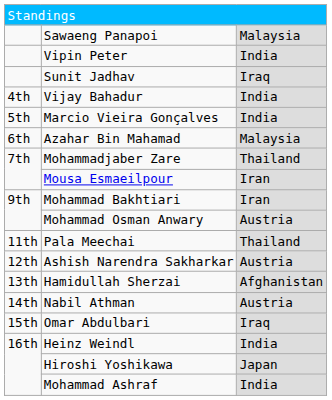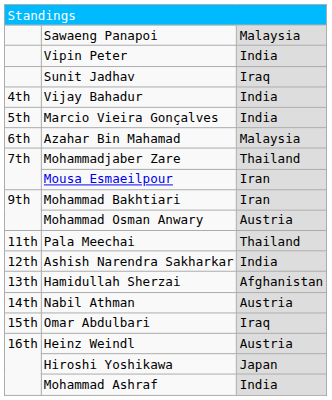(266, 261) Austria -> (259, 261) India
(259, 344) India -> (266, 344) Austria
